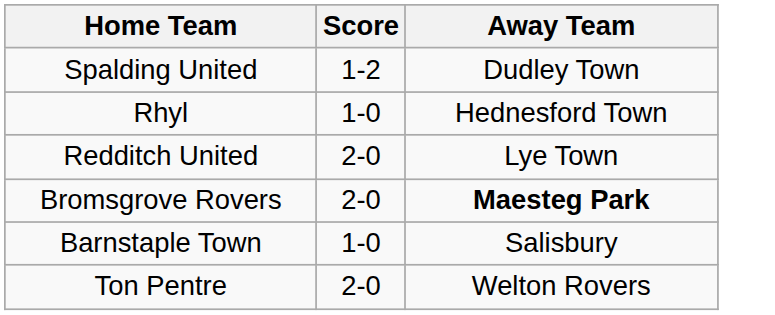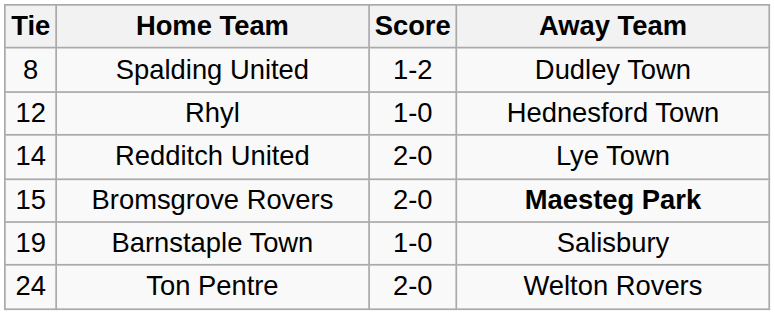+ column: (31, 26)
